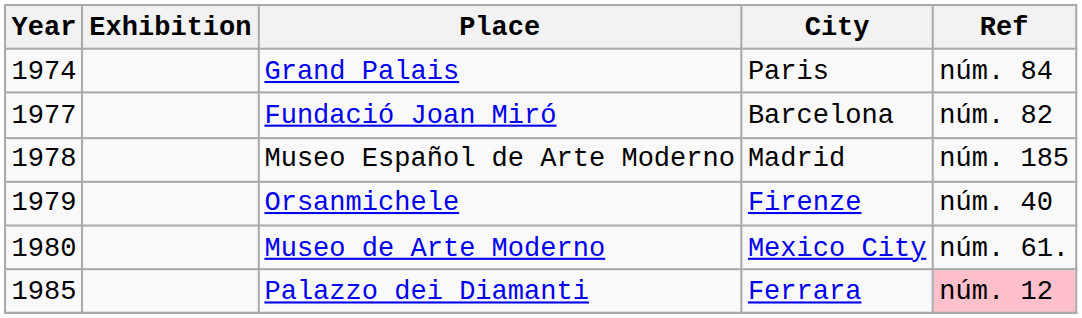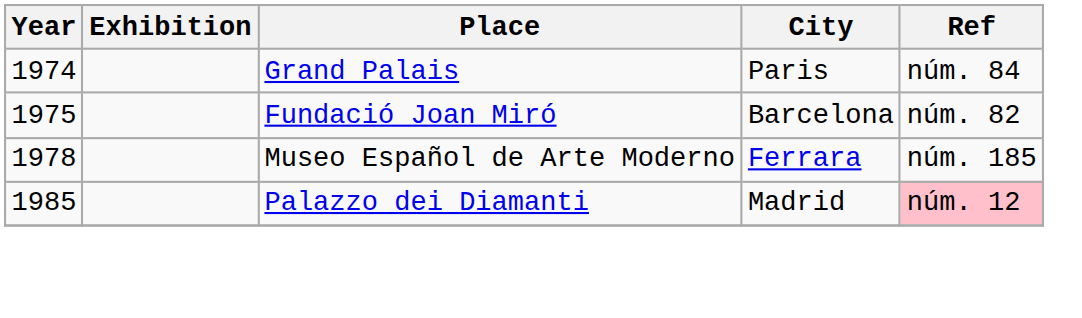(44, 115) 1977 -> (44, 115) 1975
(797, 159) Madrid -> (805, 159) Ferrara
- row: (362, 203)
- row: (435, 247)
(805, 291) Ferrara -> (797, 203) Madrid
